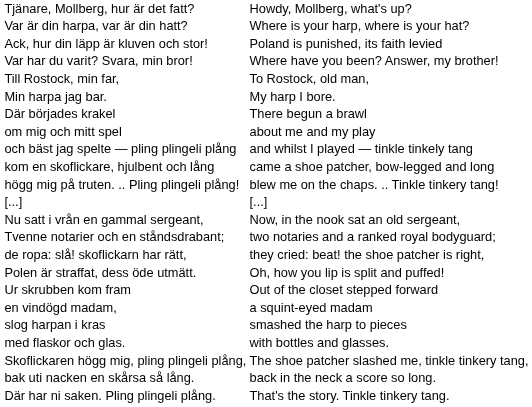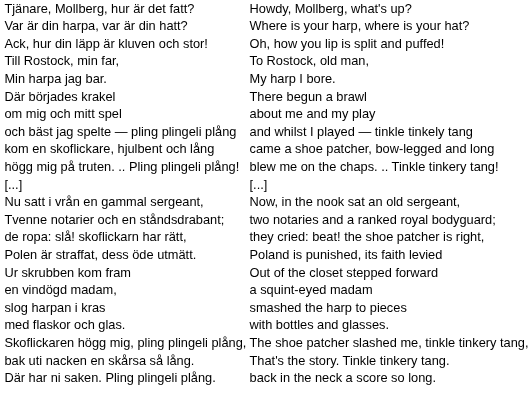(346, 43) Poland is punished, its faith levied -> (347, 43) Oh, how you lip is split and puffed!
- row: (99, 61)
(347, 272) Oh, how you lip is split and puffed! -> (346, 255) Poland is punished, its faith levied
(343, 378) back in the neck a score so long. -> (350, 360) That's the story. Tinkle tinkery tang.
(350, 395) That's the story. Tinkle tinkery tang. -> (343, 378) back in the neck a score so long.
